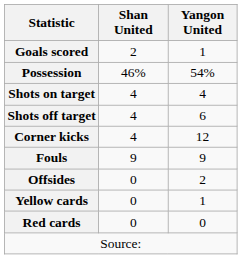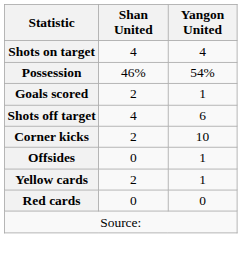rows swapped: (52, 51) <-> (52, 94)
(133, 136) 4 -> (133, 136) 2
(203, 136) 12 -> (203, 136) 10
- row: (52, 158)
(203, 179) 2 -> (203, 158) 1
(133, 200) 0 -> (133, 179) 2
